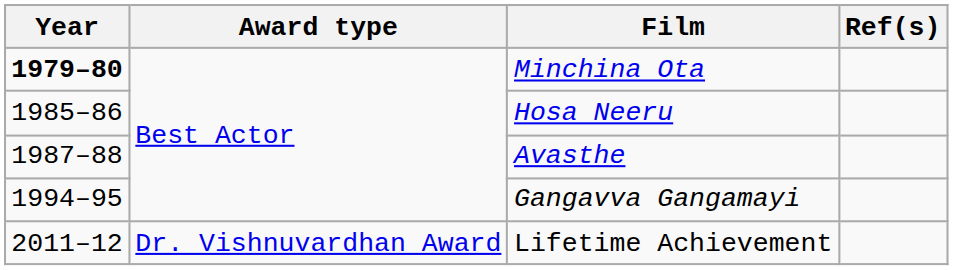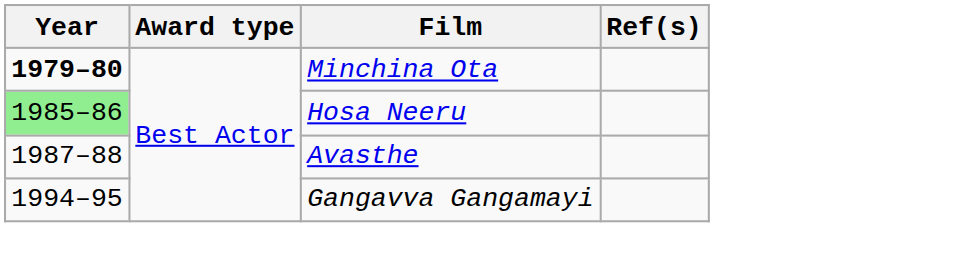(67, 113) no background -> (67, 113) lightgreen background
- row: (673, 243)
